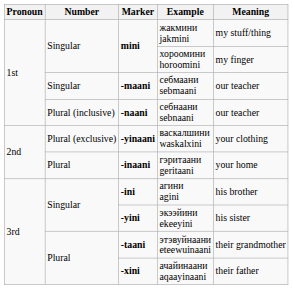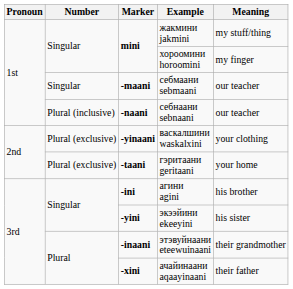(59, 165) Plural -> (82, 165) Plural (exclusive)
(135, 165) -inaani -> (133, 165) -taani
(133, 244) -taani -> (135, 244) -inaani
